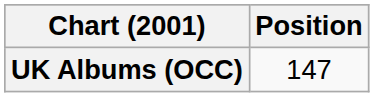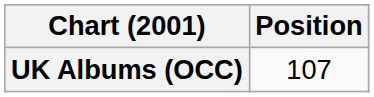(309, 69) 147 -> (309, 69) 107
